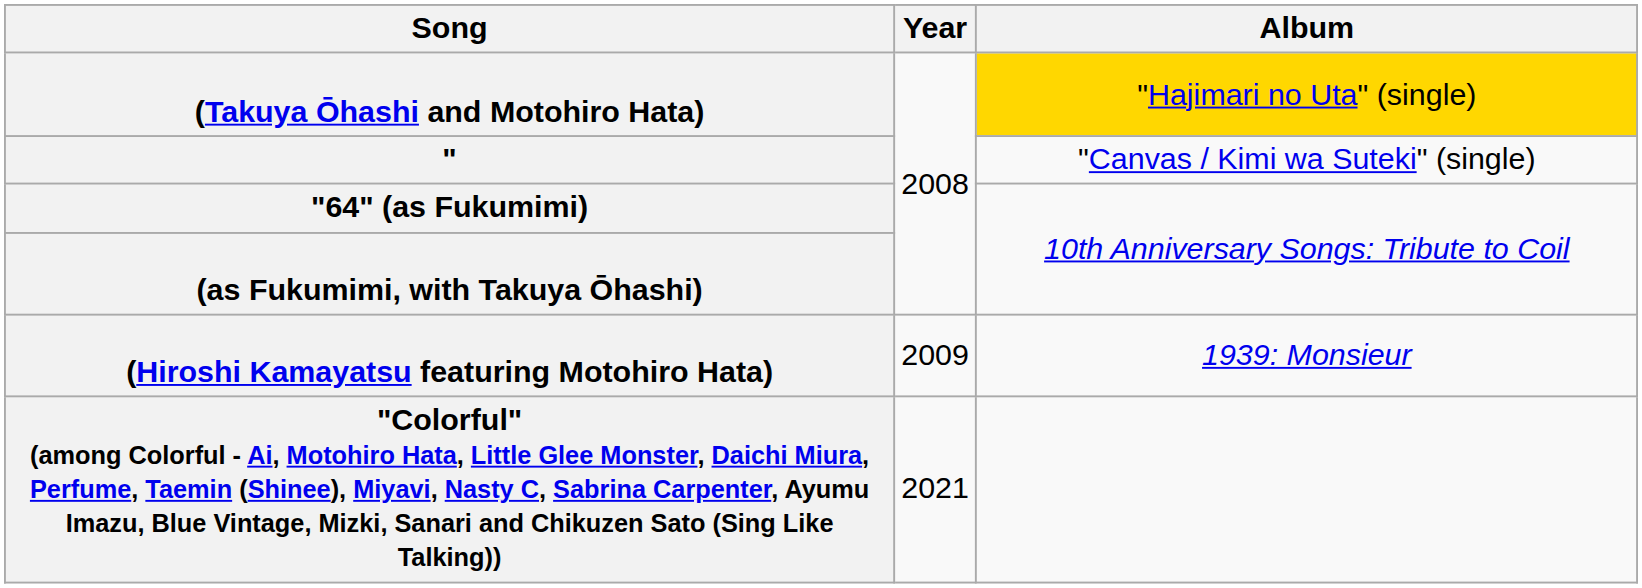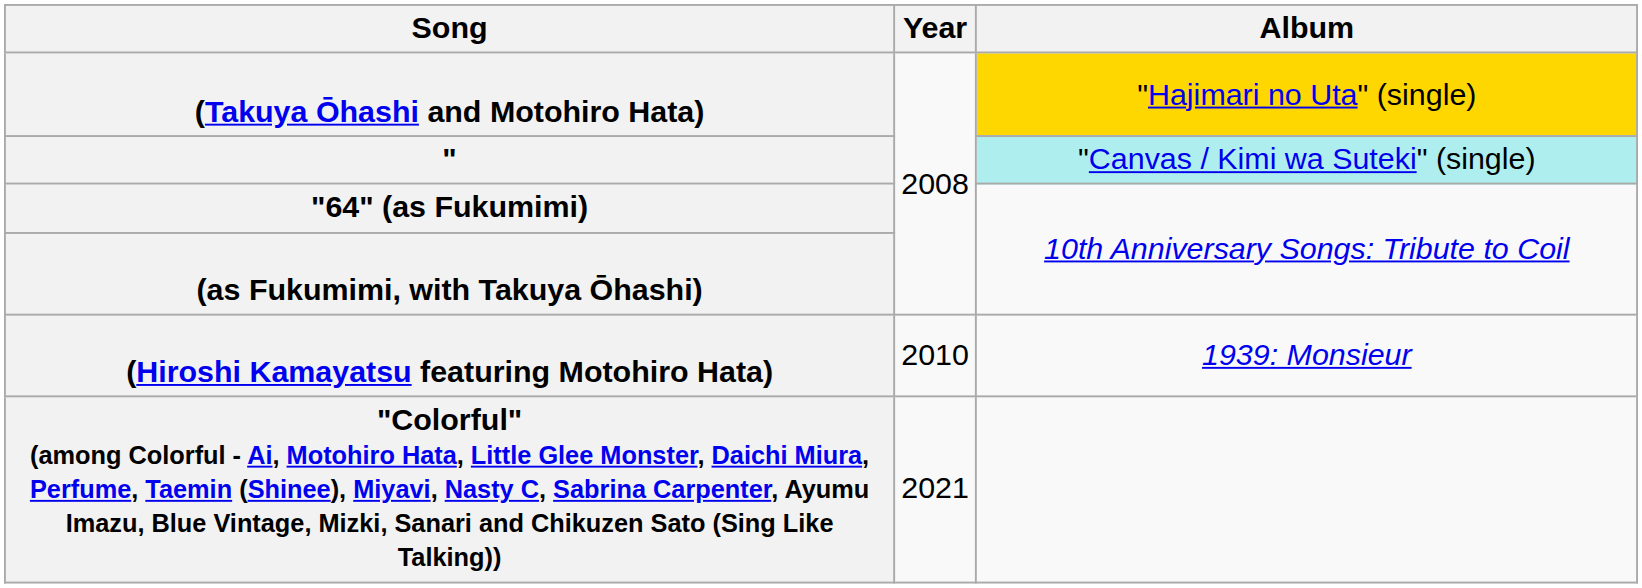(1307, 159) no background -> (1307, 159) paleturquoise background
(935, 355) 2009 -> (935, 355) 2010
